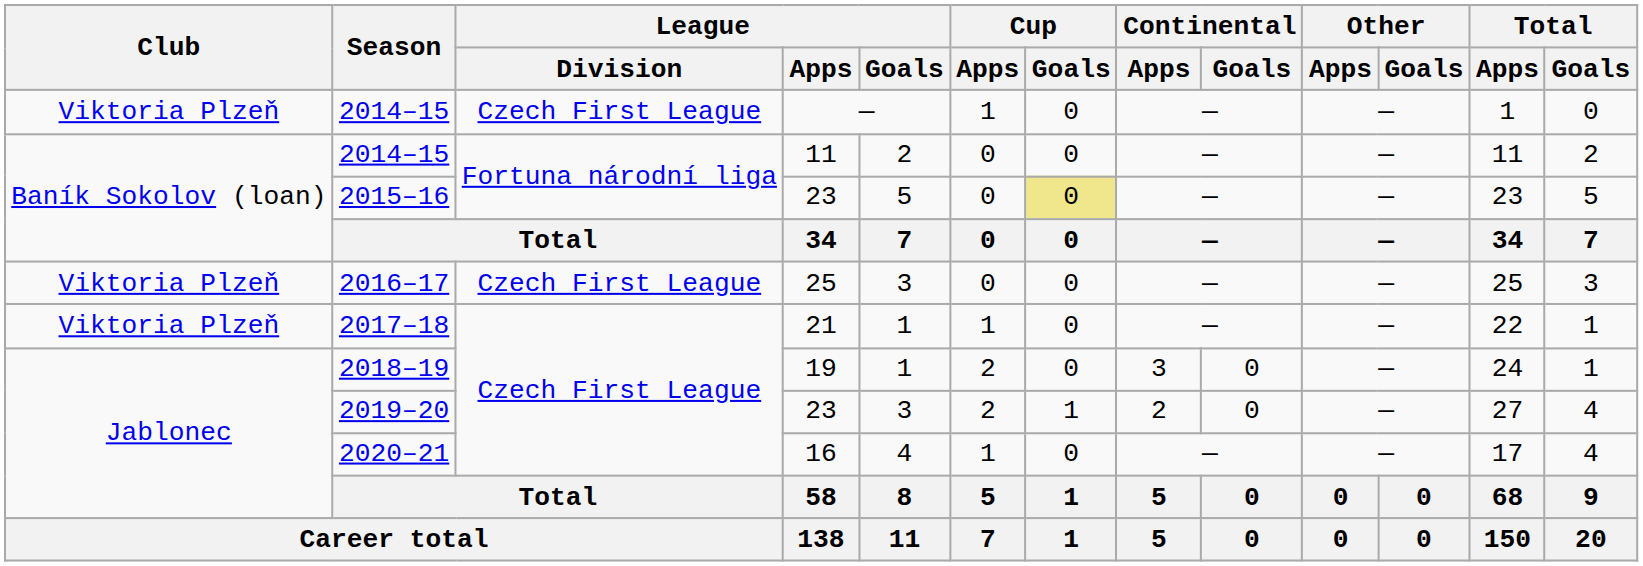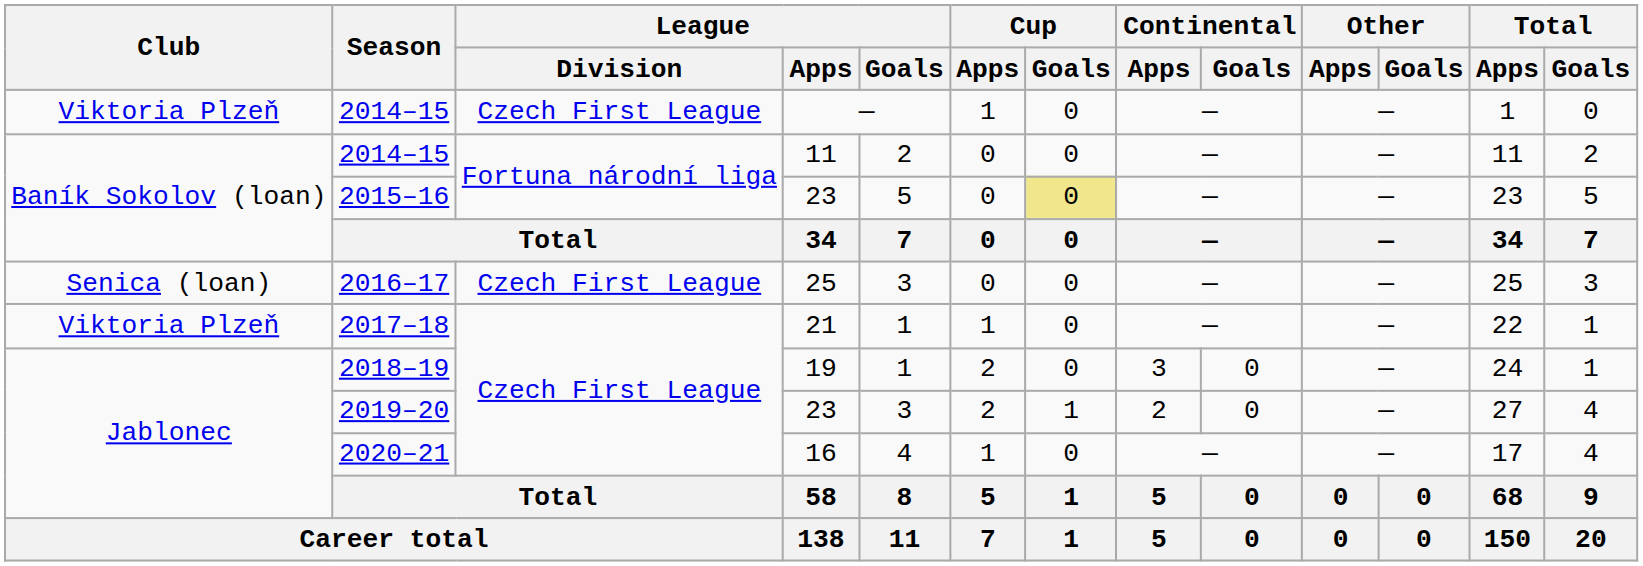(169, 283) Viktoria Plzeň -> (169, 283) Senica (loan)
